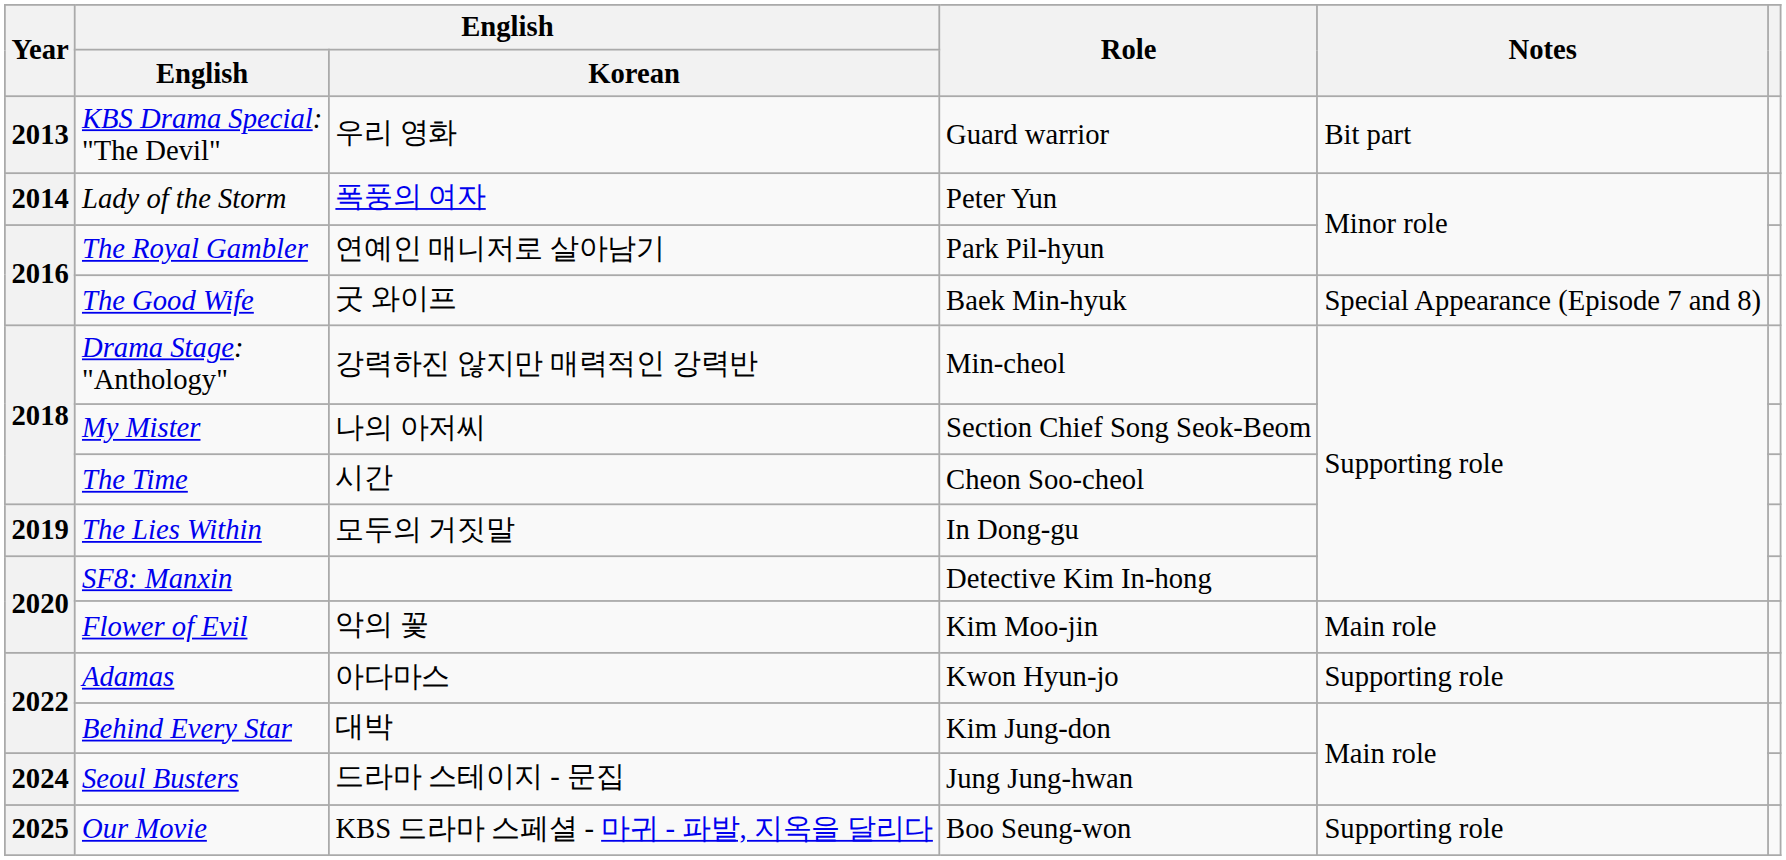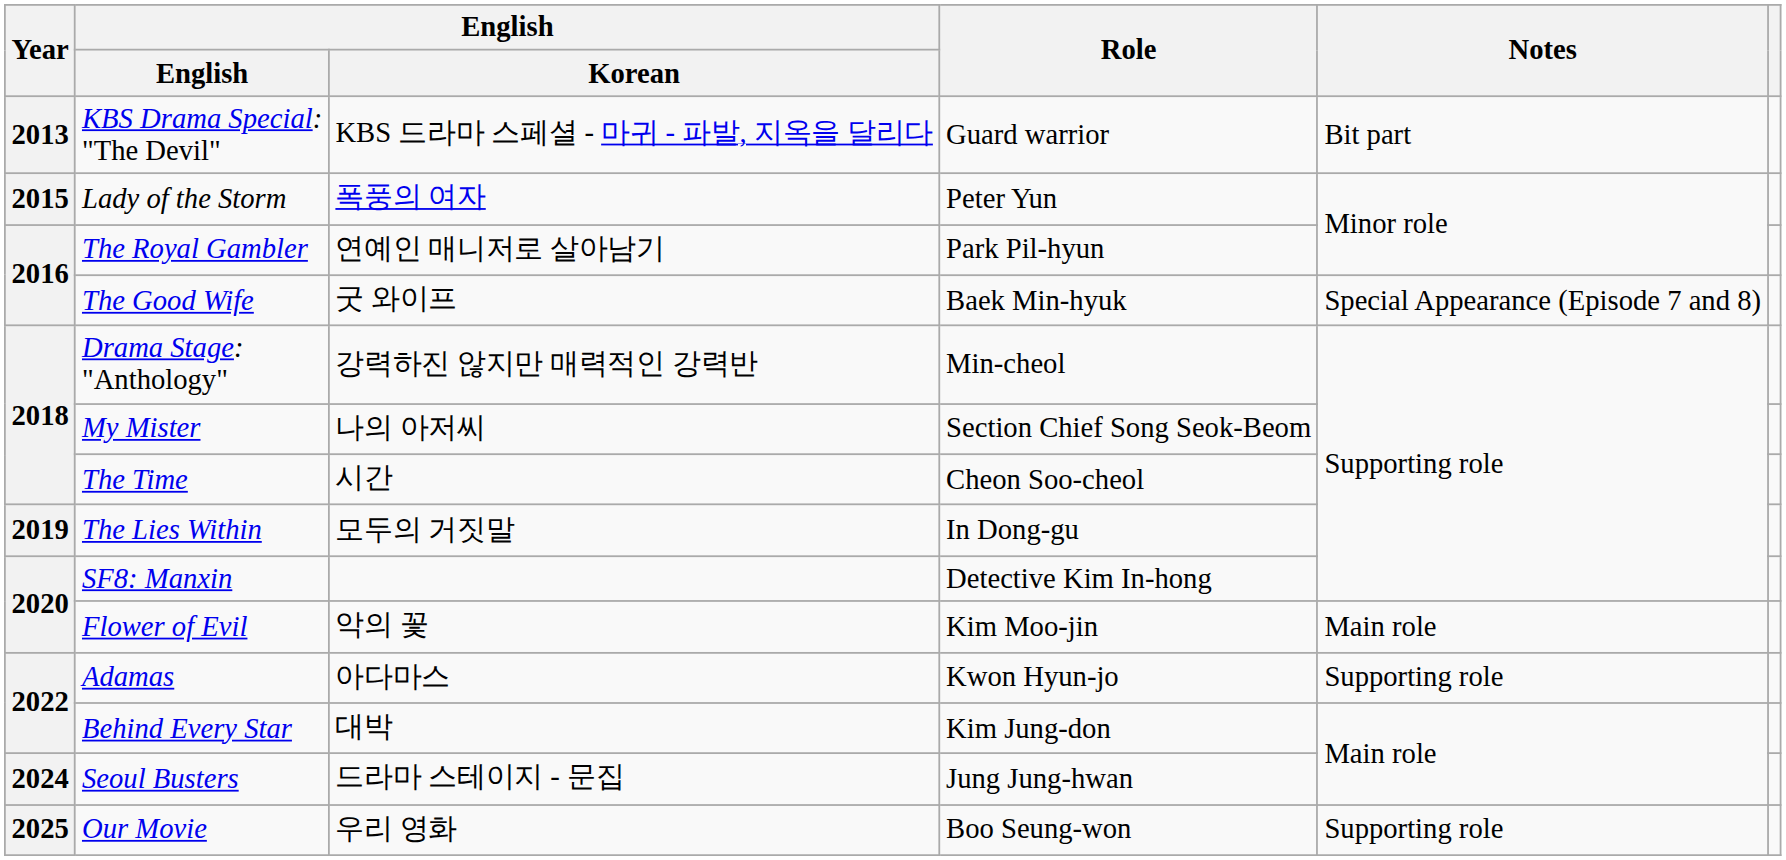(396, 133) 우리 영화 -> (634, 133) KBS 드라마 스페셜 - 마귀 - 파발, 지옥을 달리다
(40, 198) 2014 -> (40, 198) 2015
(634, 828) KBS 드라마 스페셜 - 마귀 - 파발, 지옥을 달리다 -> (396, 828) 우리 영화
